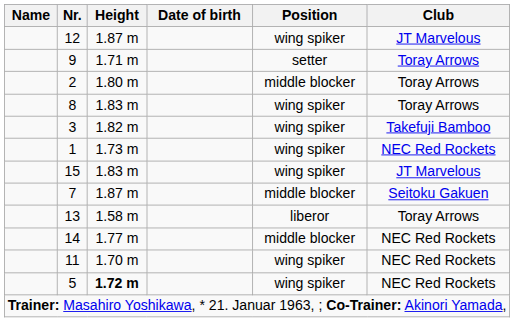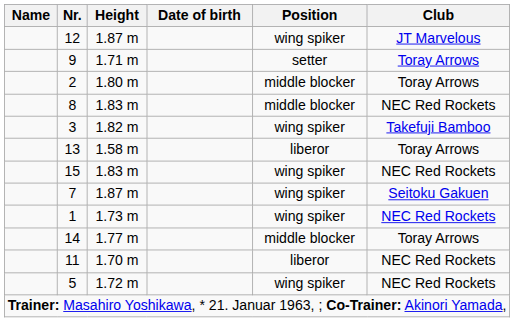(310, 104) wing spiker -> (310, 104) middle blocker
(438, 104) Toray Arrows -> (438, 104) NEC Red Rockets
rows swapped: (72, 149) <-> (72, 216)
(438, 171) JT Marvelous -> (438, 171) NEC Red Rockets
(310, 194) middle blocker -> (310, 194) wing spiker
(438, 238) NEC Red Rockets -> (438, 238) Toray Arrows
(310, 261) wing spiker -> (310, 261) liberor
(117, 283) bold -> (117, 283) normal
